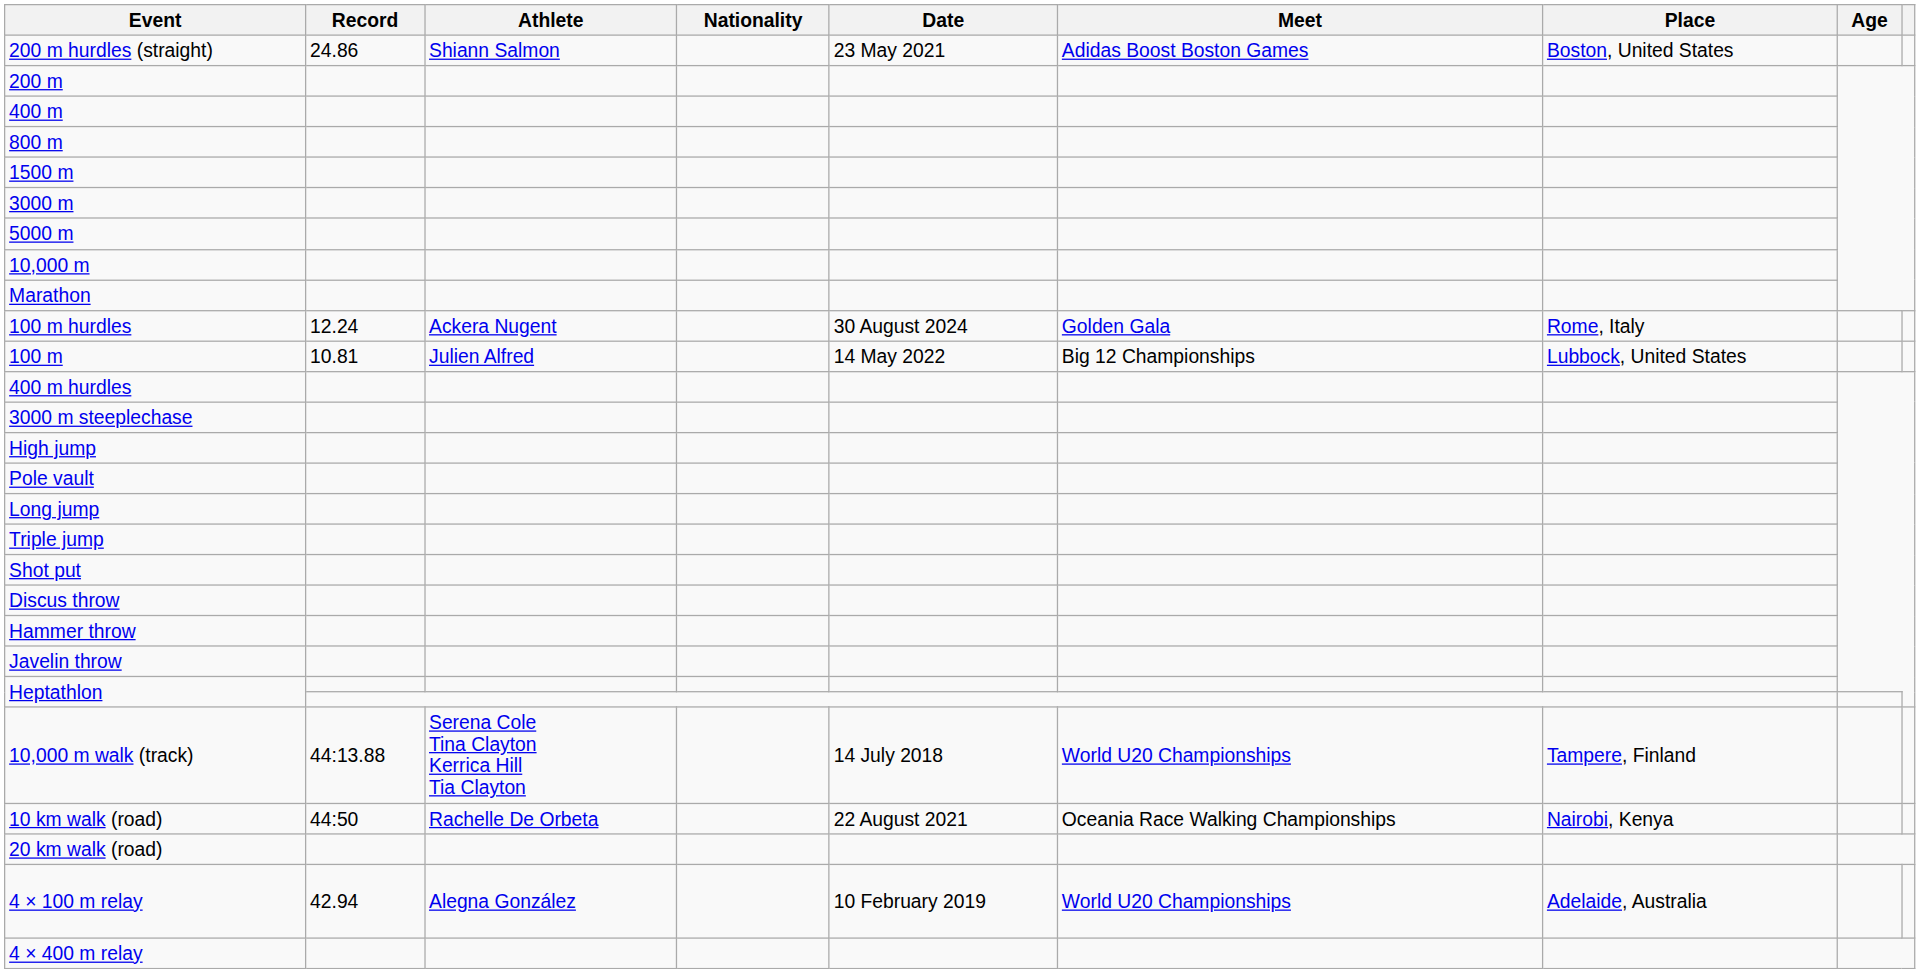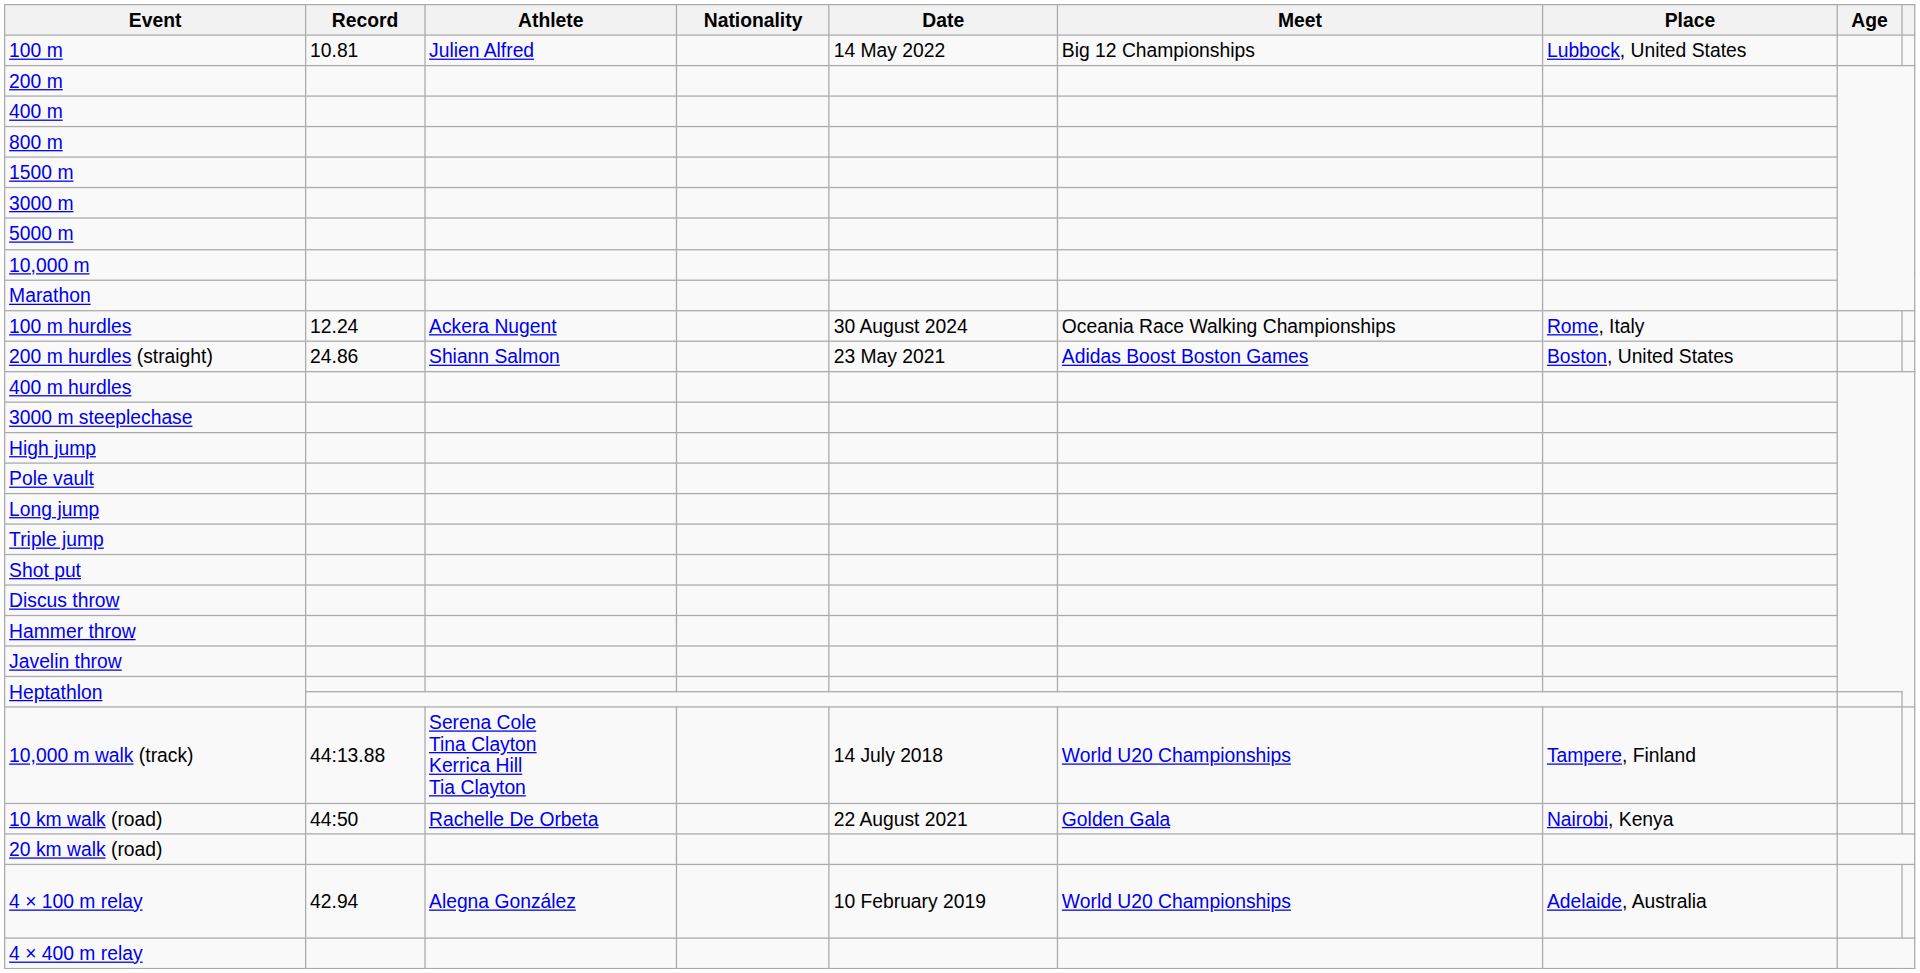rows swapped: (36, 356) <-> (111, 51)
(1116, 326) Golden Gala -> (1229, 326) Oceania Race Walking Championships
(1229, 818) Oceania Race Walking Championships -> (1116, 818) Golden Gala
